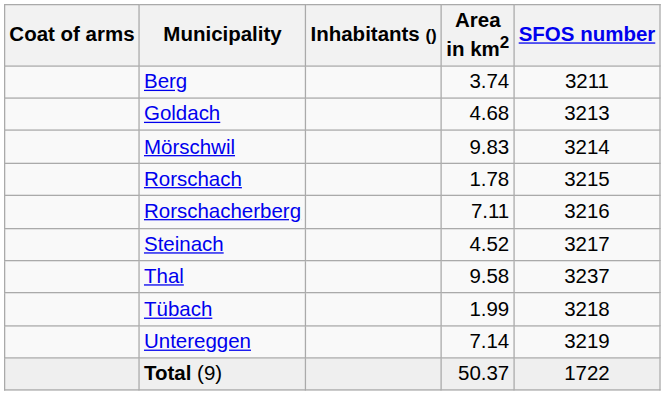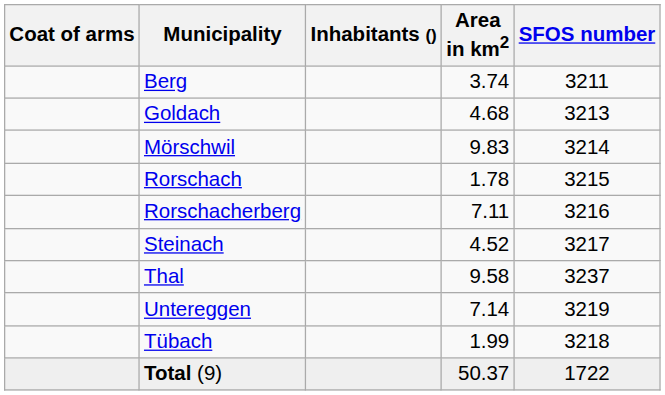rows swapped: (178, 309) <-> (197, 341)
